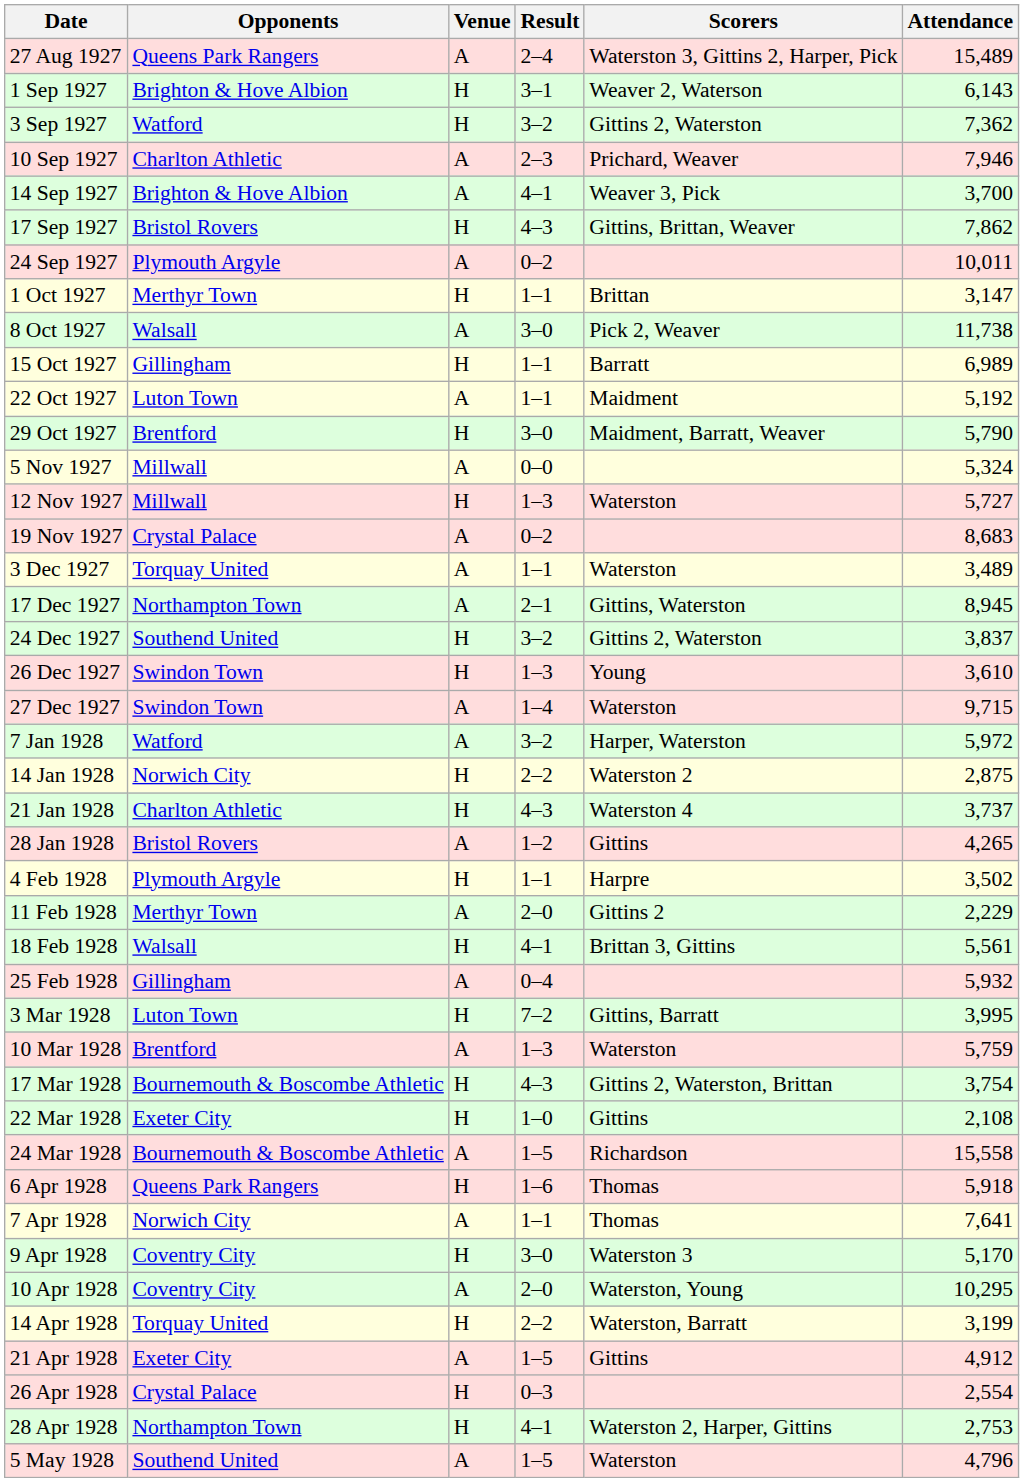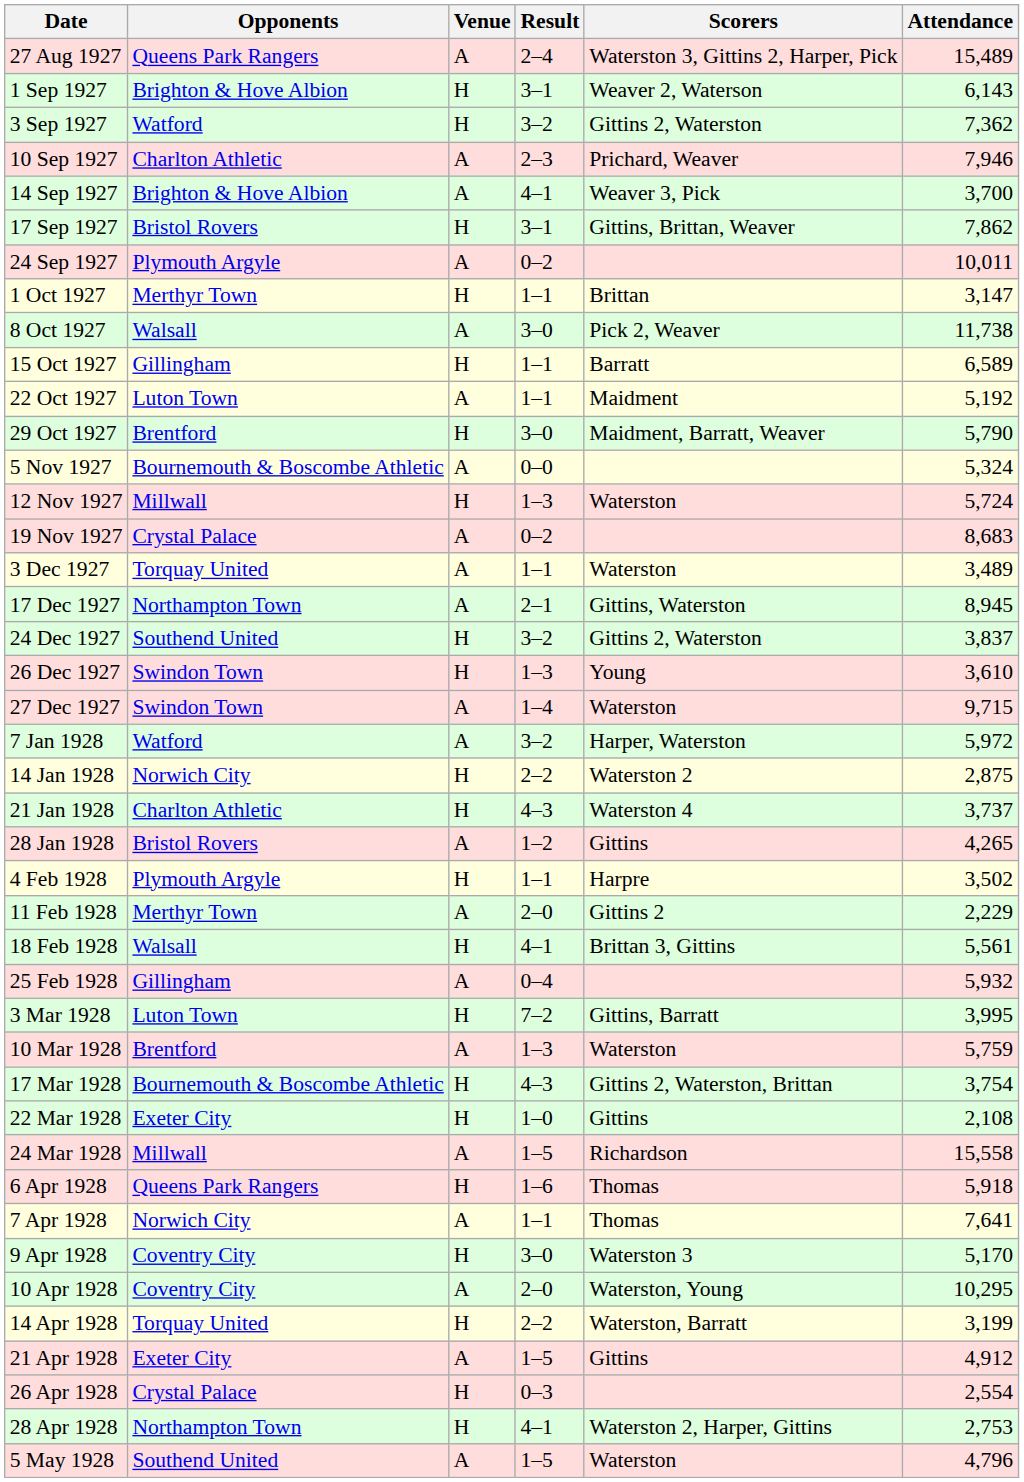(537, 227) 4–3 -> (537, 227) 3–1
(989, 364) 6,989 -> (989, 364) 6,589
(170, 466) Millwall -> (288, 466) Bournemouth & Boscombe Athletic
(989, 501) 5,727 -> (989, 501) 5,724
(288, 1152) Bournemouth & Boscombe Athletic -> (170, 1152) Millwall
